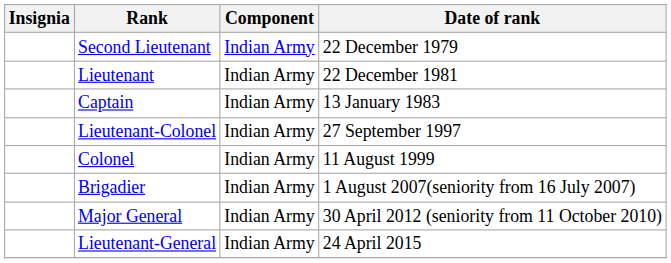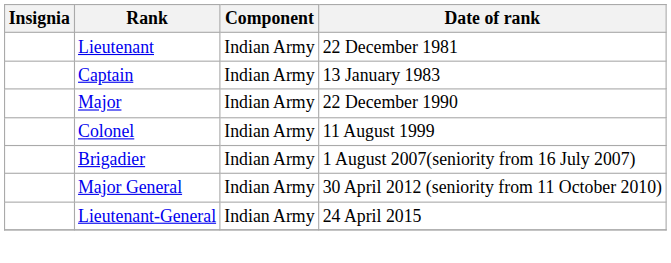- row: (144, 46)
+ row: (100, 103)
- row: (147, 131)
